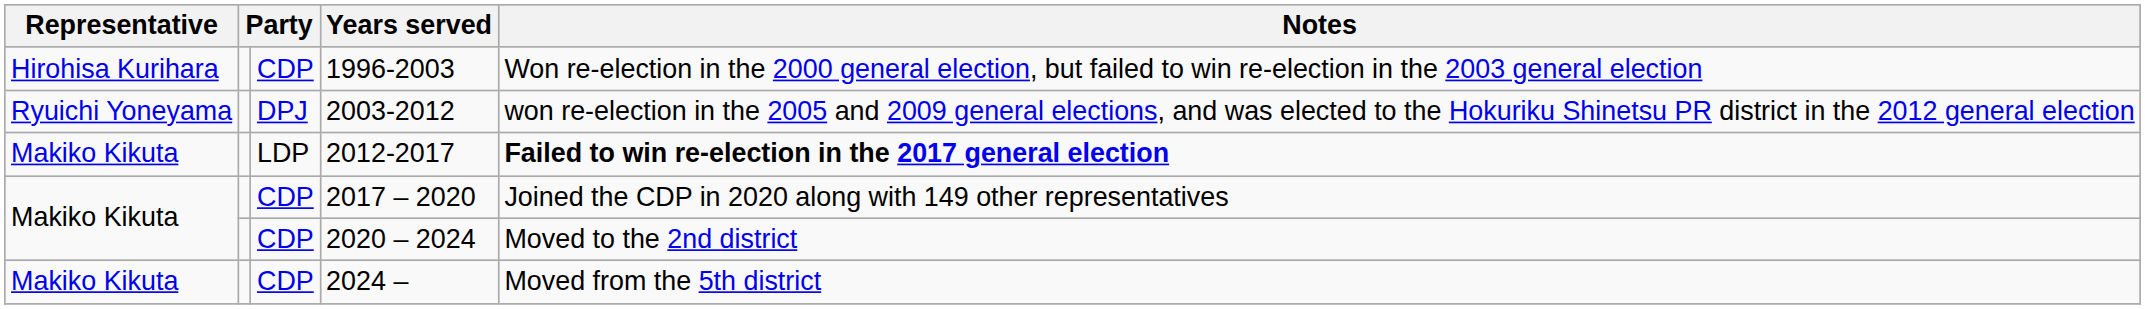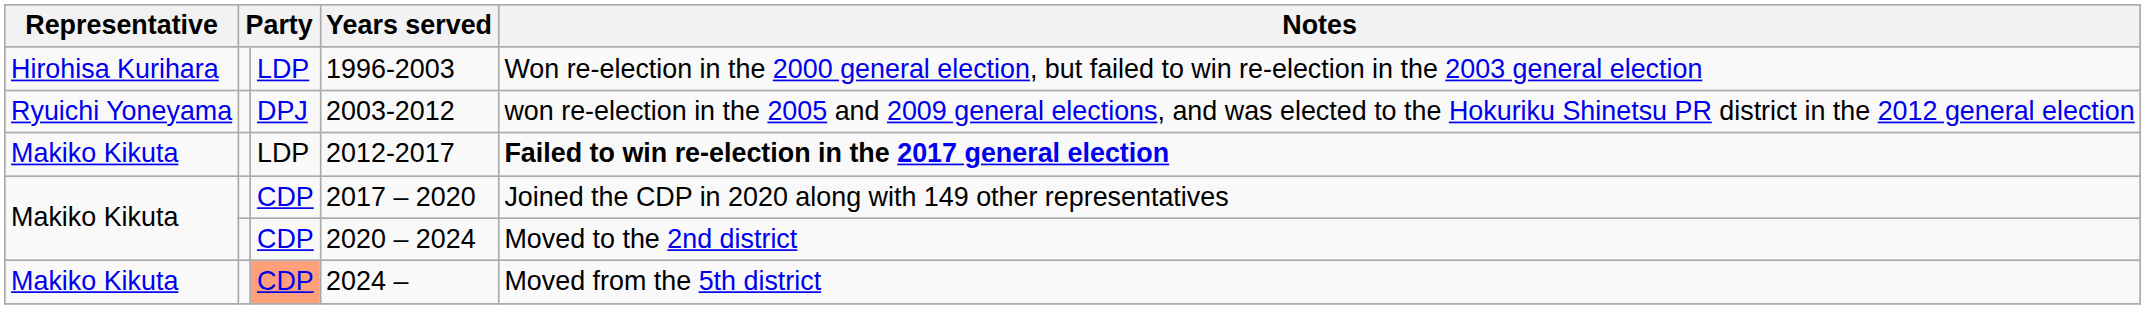(285, 68) CDP -> (283, 68) LDP
(285, 281) no background -> (285, 281) lightsalmon background
